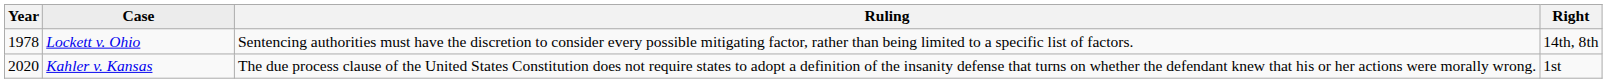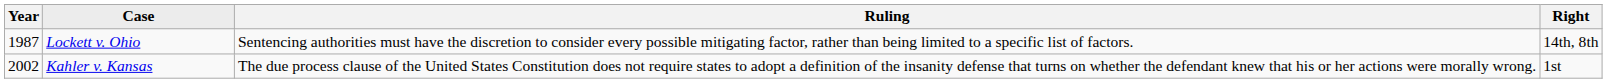(24, 41) 1978 -> (24, 41) 1987
(24, 66) 2020 -> (24, 66) 2002
